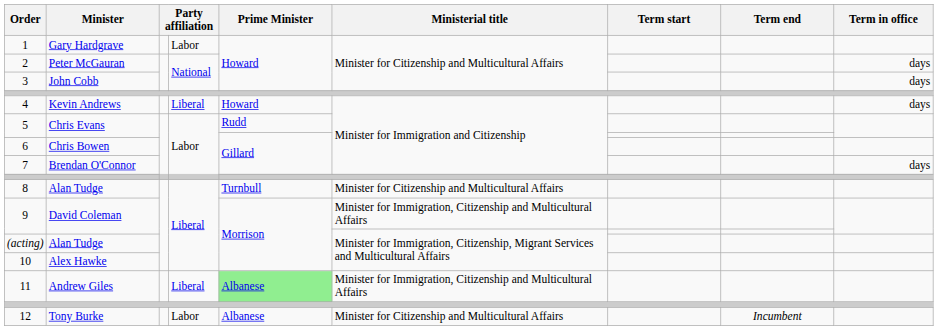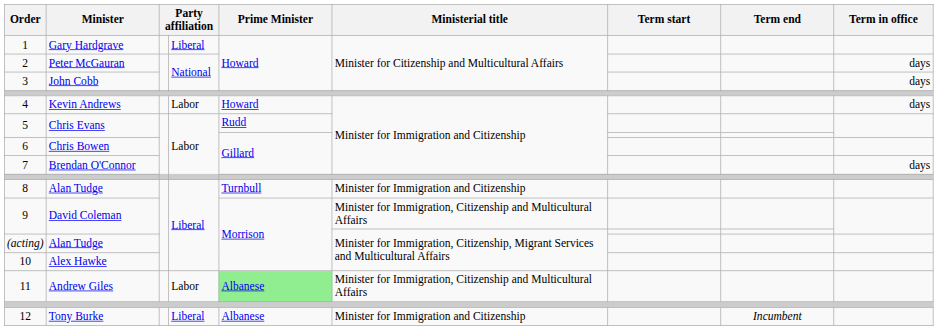(185, 44) Labor -> (188, 44) Liberal
(188, 104) Liberal -> (185, 104) Labor
(449, 188) Minister for Citizenship and Multicultural Affairs -> (430, 188) Minister for Immigration and Citizenship
(188, 286) Liberal -> (185, 286) Labor
(185, 316) Labor -> (188, 316) Liberal
(449, 316) Minister for Citizenship and Multicultural Affairs -> (430, 316) Minister for Immigration and Citizenship
